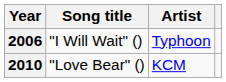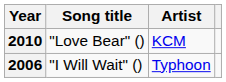rows swapped: (25, 41) <-> (25, 65)
